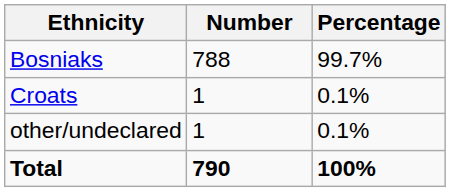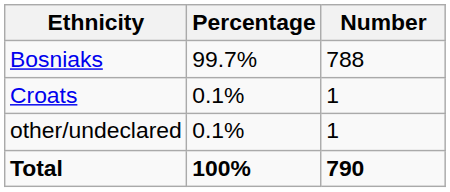columns swapped: (249, 22) <-> (379, 22)
